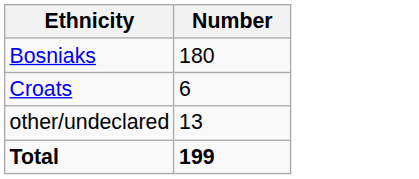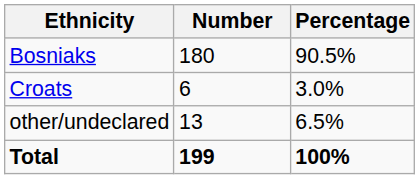+ column: (353, 21)
